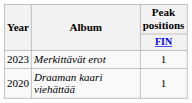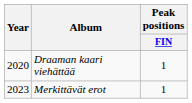rows swapped: (68, 83) <-> (70, 59)
